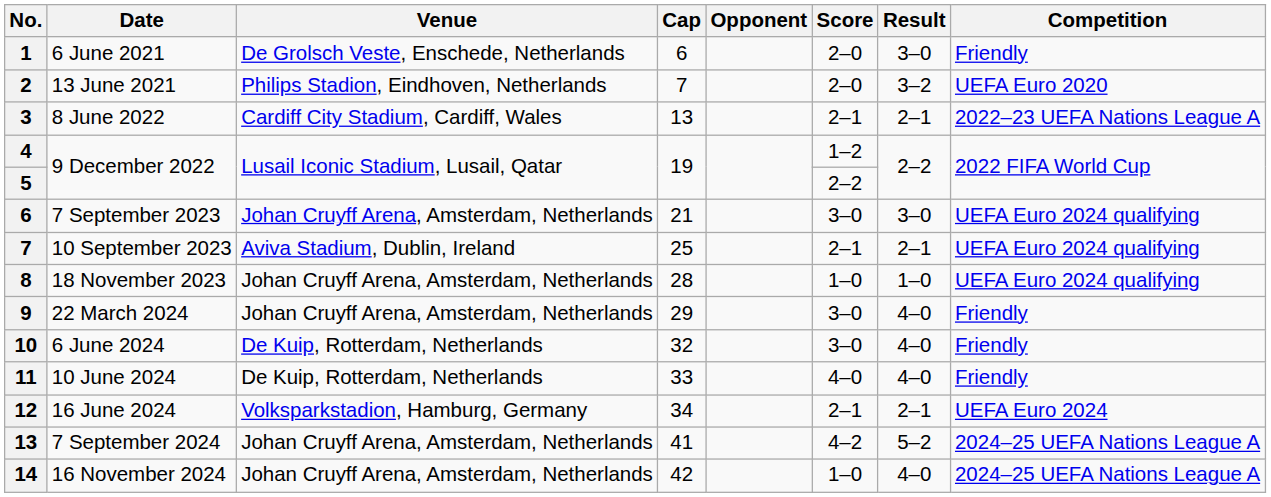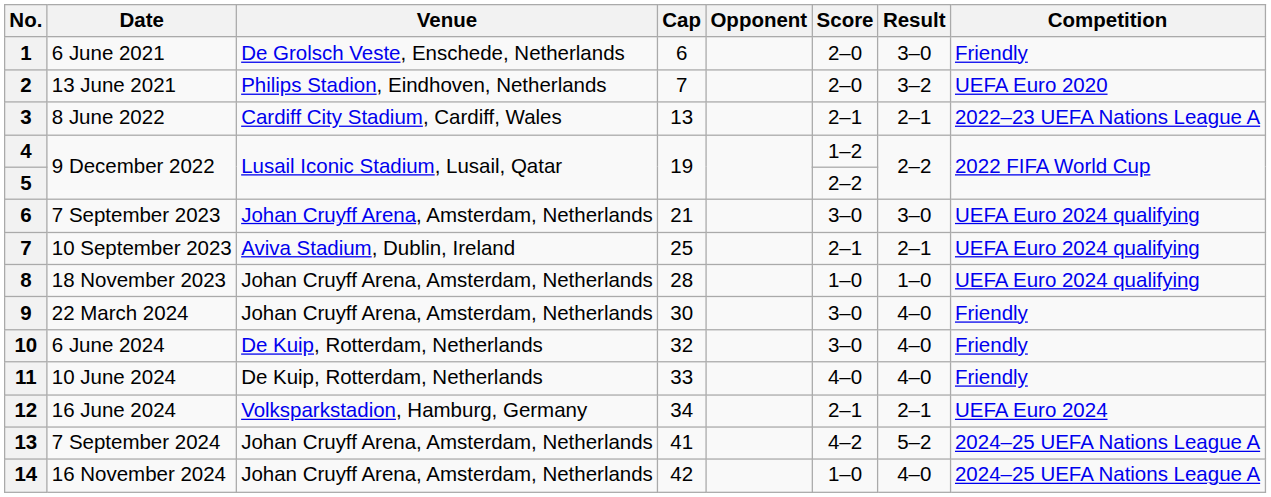(682, 313) 29 -> (682, 313) 30
